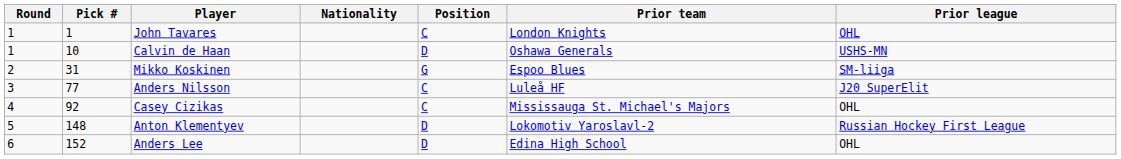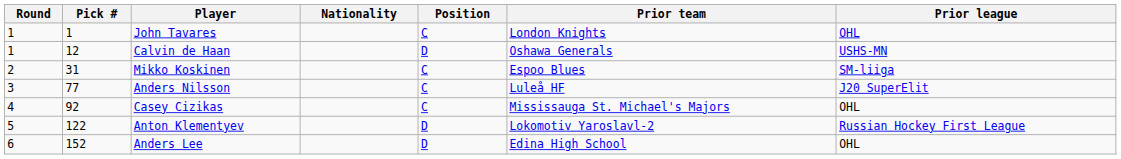(72, 51) 10 -> (72, 51) 12
(424, 70) G -> (424, 70) C
(76, 126) 148 -> (76, 126) 122
